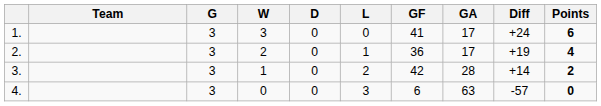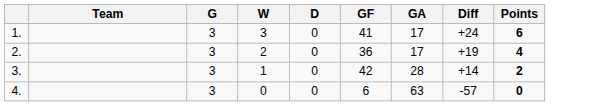- column: (366, 14)
